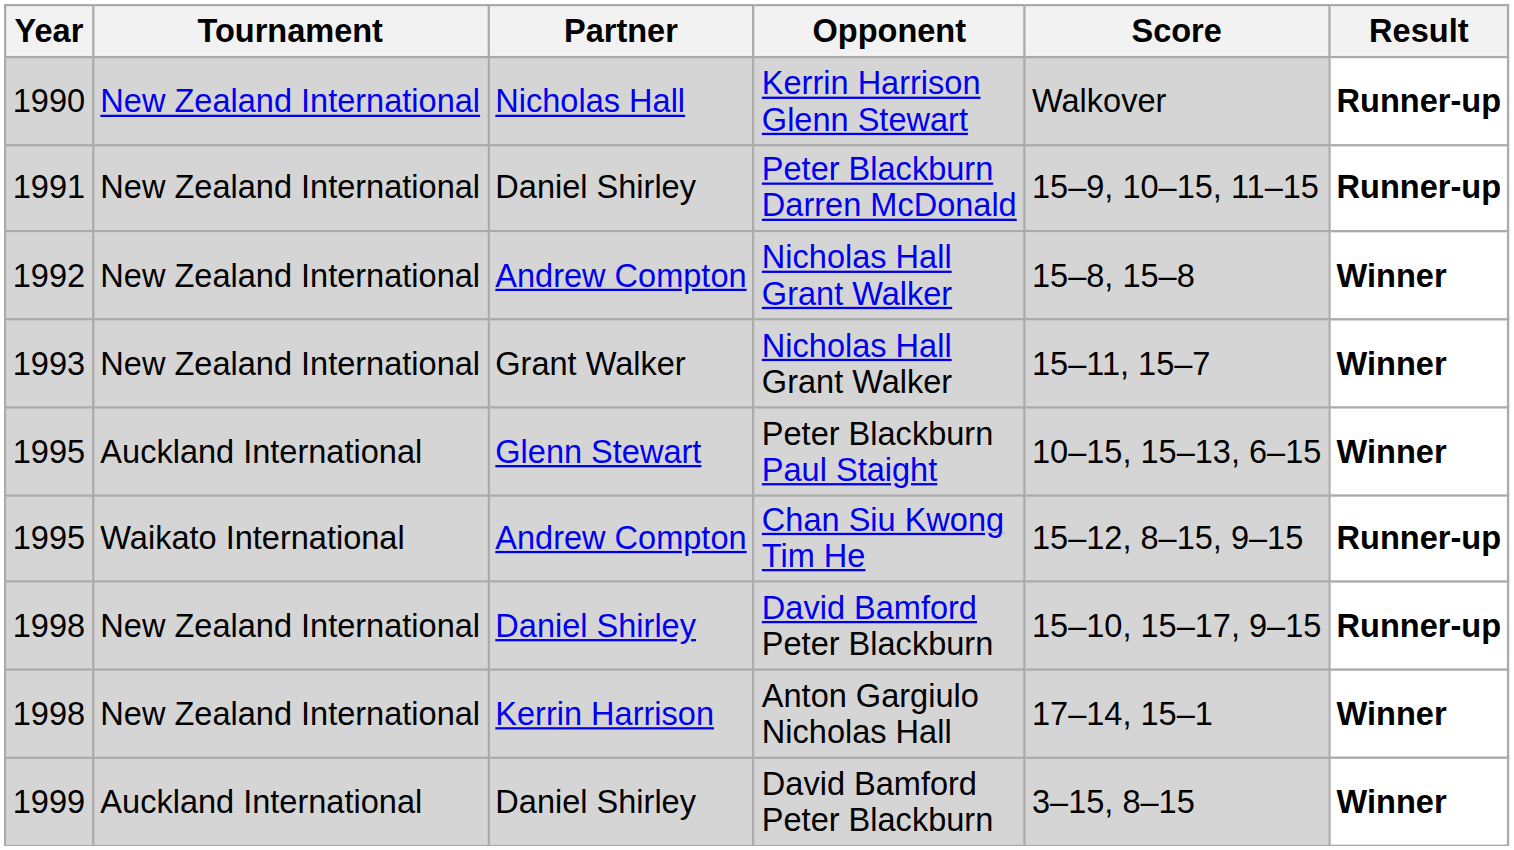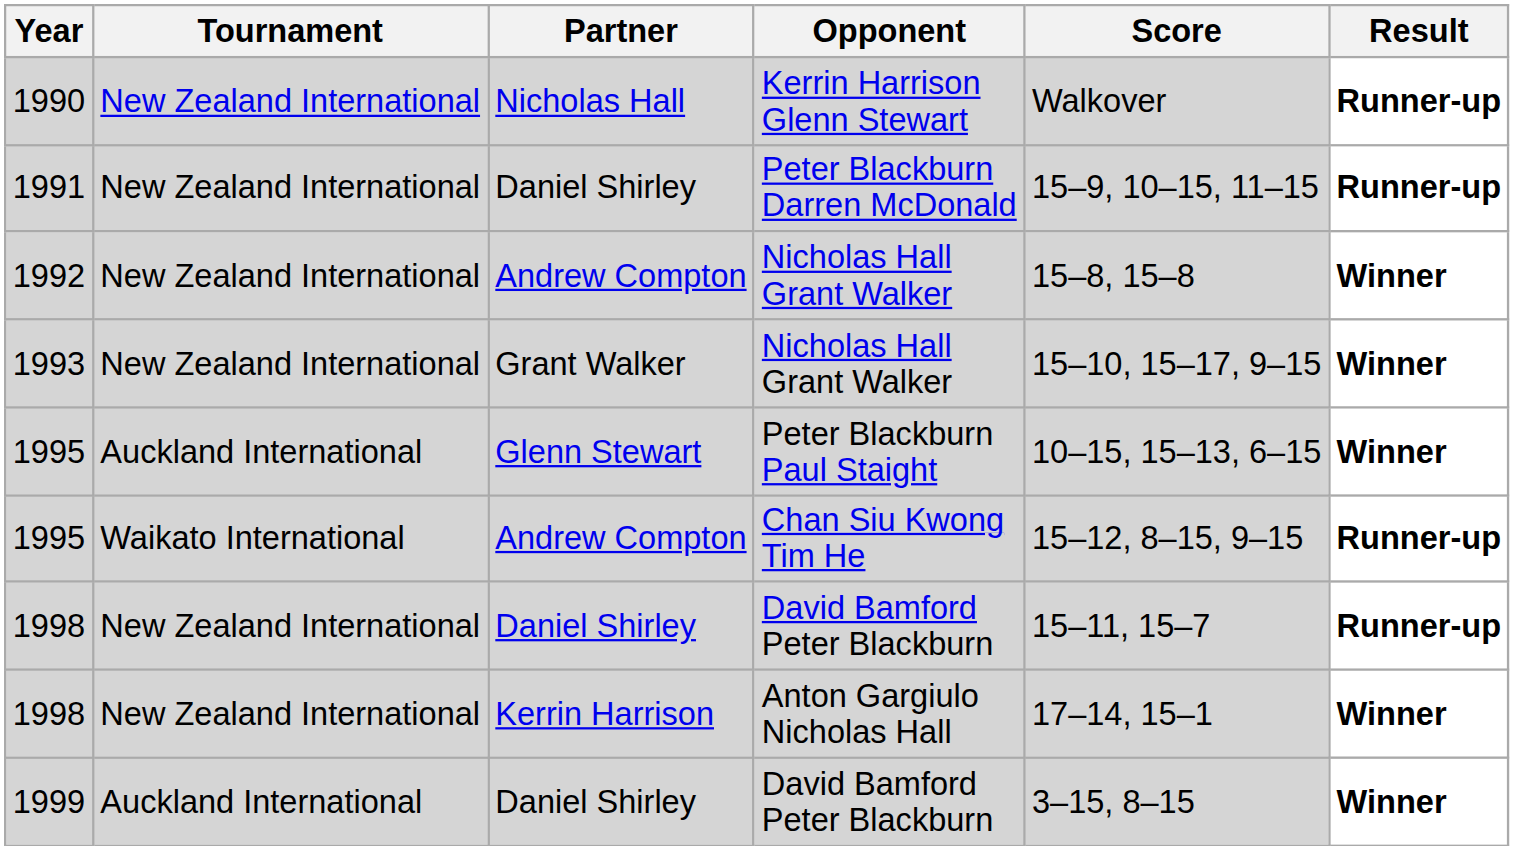(1121, 363) 15–11, 15–7 -> (1177, 363) 15–10, 15–17, 9–15
(1177, 626) 15–10, 15–17, 9–15 -> (1121, 626) 15–11, 15–7
